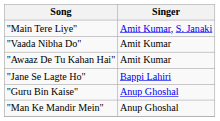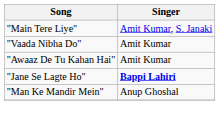(146, 76) normal -> (148, 76) bold
- row: (42, 92)
